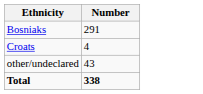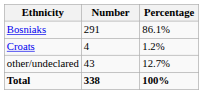+ column: (169, 13)
